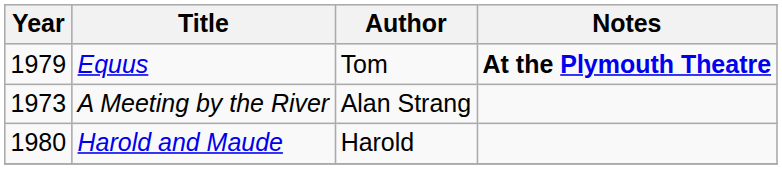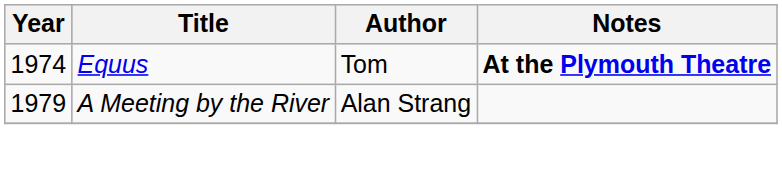(38, 63) 1979 -> (38, 63) 1974
(38, 103) 1973 -> (38, 103) 1979
- row: (180, 143)
